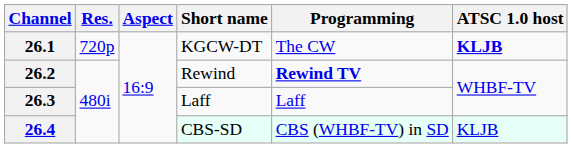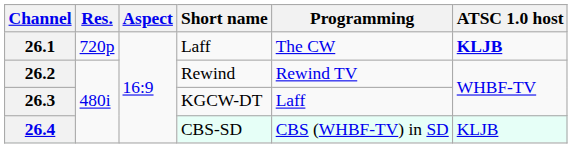(222, 45) KGCW-DT -> (196, 45) Laff
(318, 73) bold -> (316, 73) normal
(196, 101) Laff -> (222, 101) KGCW-DT
